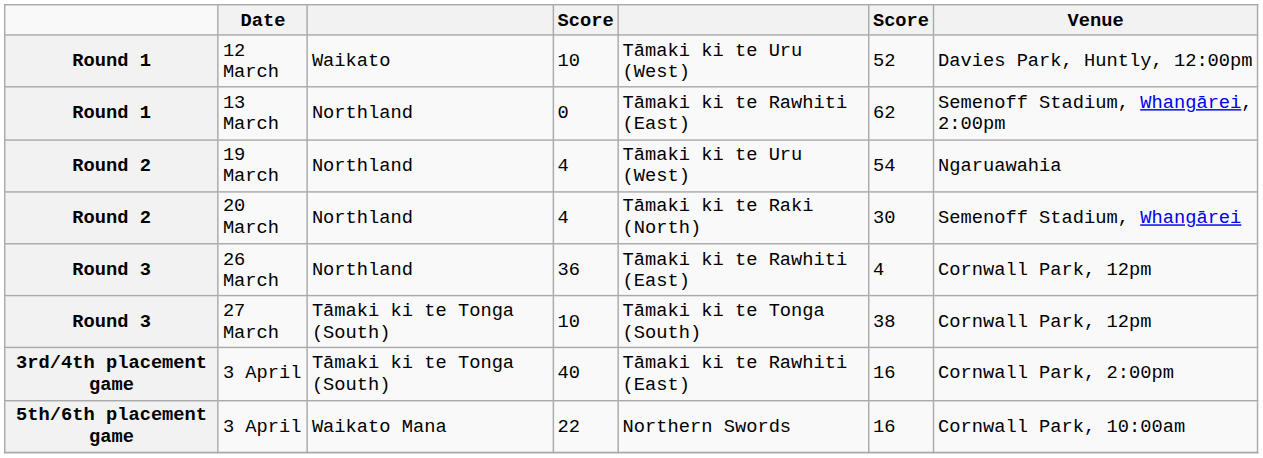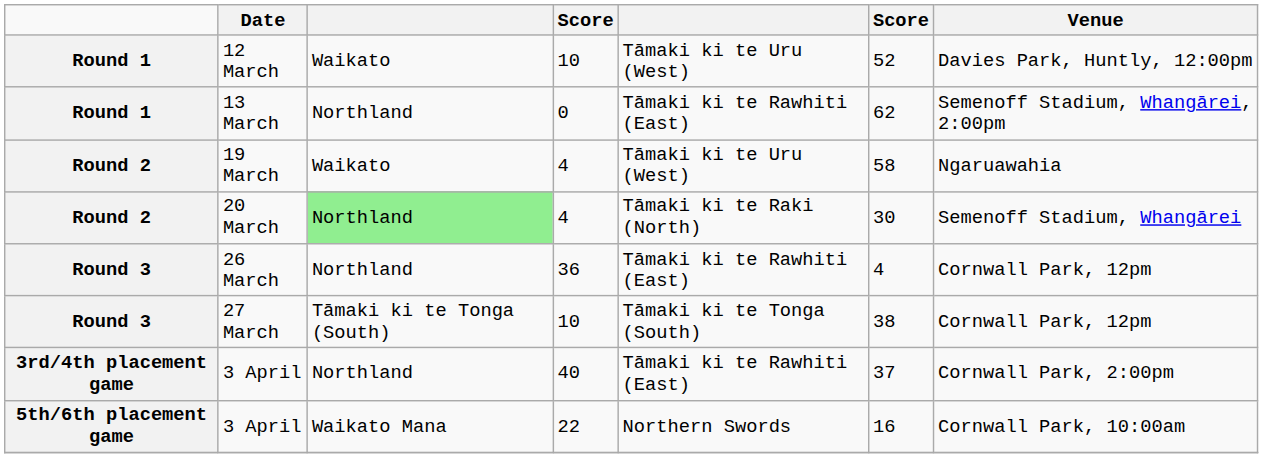(362, 166) Northland -> (351, 166) Waikato
(884, 166) 54 -> (884, 166) 58
(362, 218) no background -> (362, 218) lightgreen background
(413, 374) Tāmaki ki te Tonga (South) -> (362, 374) Northland
(884, 374) 16 -> (884, 374) 37
